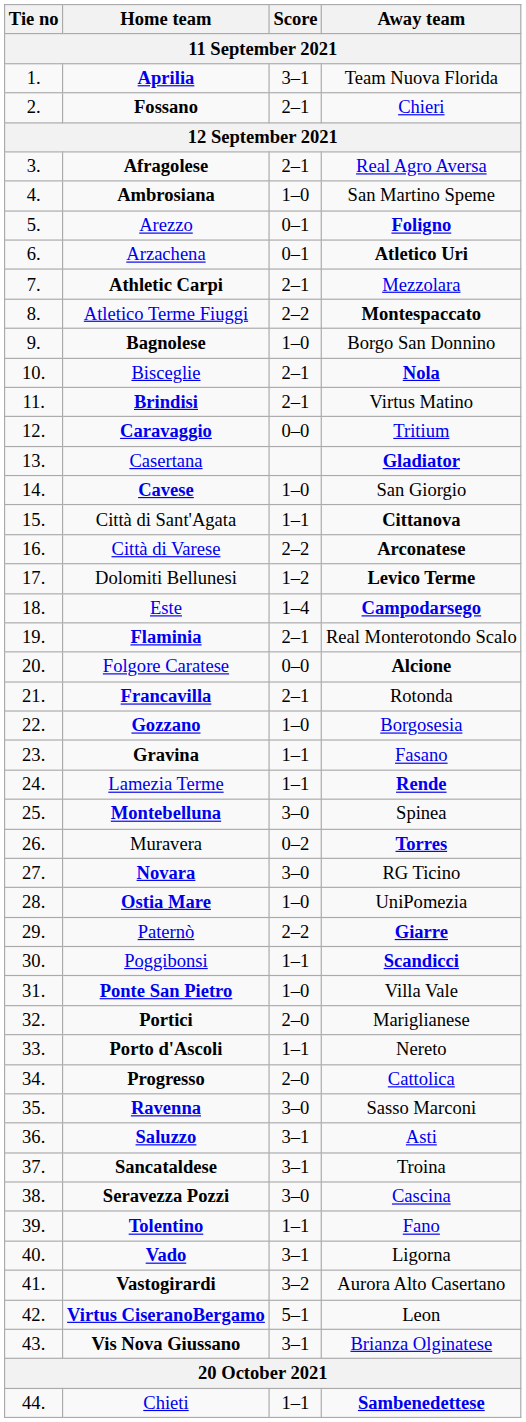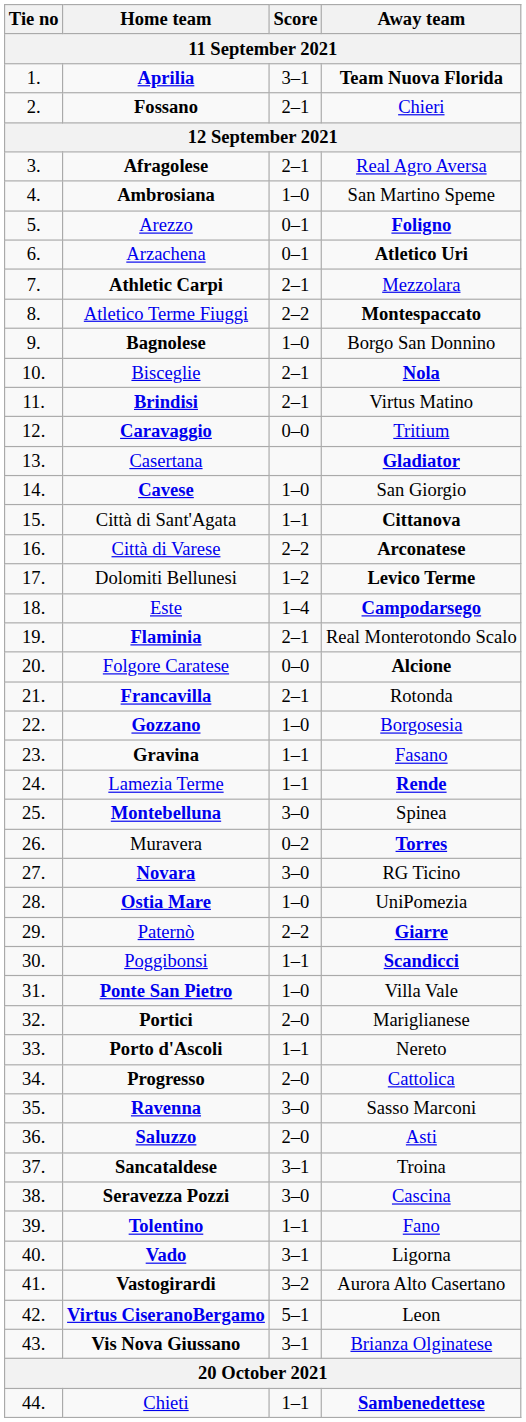(421, 78) normal -> (421, 78) bold
(295, 1137) 3–1 -> (295, 1137) 2–0
